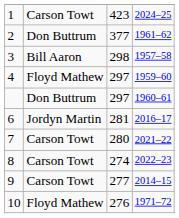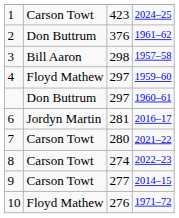(119, 35) 377 -> (119, 35) 376
